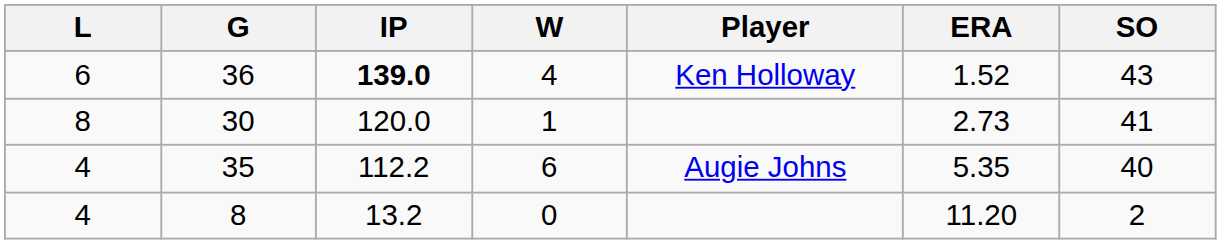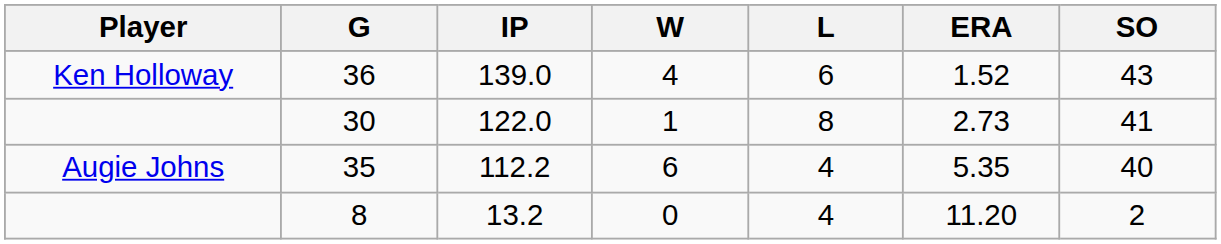columns swapped: (765, 27) <-> (83, 27)
(394, 74) bold -> (515, 74) normal
(394, 121) 120.0 -> (515, 121) 122.0
